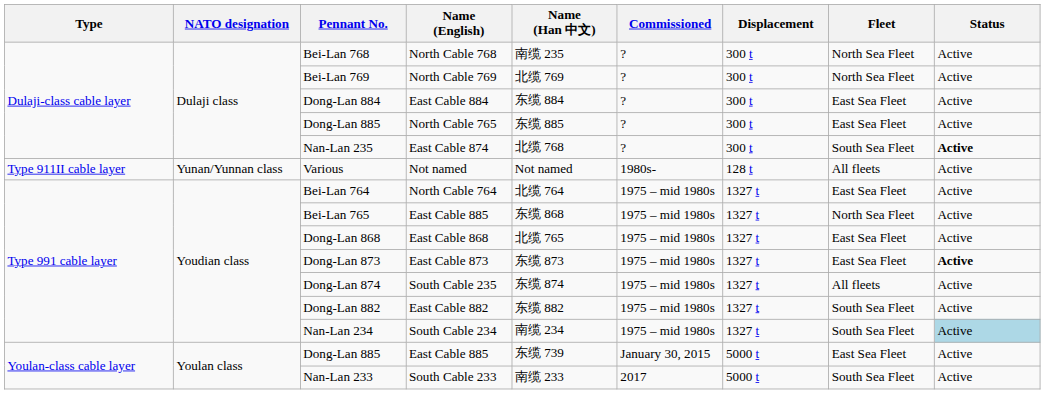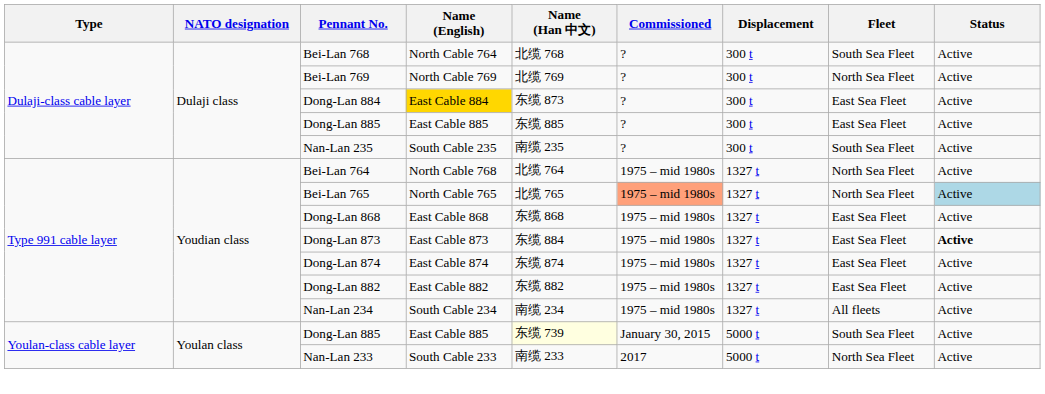(453, 54) North Cable 768 -> (453, 54) North Cable 764
(539, 53) 南缆 235 -> (539, 53) 北缆 768
(873, 54) North Sea Fleet -> (873, 54) South Sea Fleet
(449, 100) no background -> (449, 100) gold background
(539, 100) 东缆 884 -> (539, 100) 东缆 873
(453, 123) North Cable 765 -> (449, 123) East Cable 885
(449, 147) East Cable 874 -> (453, 147) South Cable 235
(539, 146) 北缆 768 -> (539, 146) 南缆 235
(955, 147) bold -> (955, 147) normal
- row: (66, 169)
(453, 191) North Cable 764 -> (453, 170) North Cable 768
(869, 191) East Sea Fleet -> (873, 170) North Sea Fleet
(449, 214) East Cable 885 -> (453, 193) North Cable 765
(539, 214) 东缆 868 -> (539, 193) 北缆 765
(668, 214) no background -> (668, 193) lightsalmon background
(955, 214) no background -> (955, 193) lightblue background
(539, 237) 北缆 765 -> (539, 216) 东缆 868
(539, 260) 东缆 873 -> (539, 239) 东缆 884
(453, 284) South Cable 235 -> (449, 263) East Cable 874
(856, 284) All fleets -> (869, 263) East Sea Fleet
(873, 307) South Sea Fleet -> (869, 286) East Sea Fleet
(873, 330) South Sea Fleet -> (856, 310) All fleets
(955, 330) lightblue background -> (955, 310) no background
(539, 353) no background -> (539, 332) lightyellow background
(869, 354) East Sea Fleet -> (873, 333) South Sea Fleet
(873, 377) South Sea Fleet -> (873, 356) North Sea Fleet
